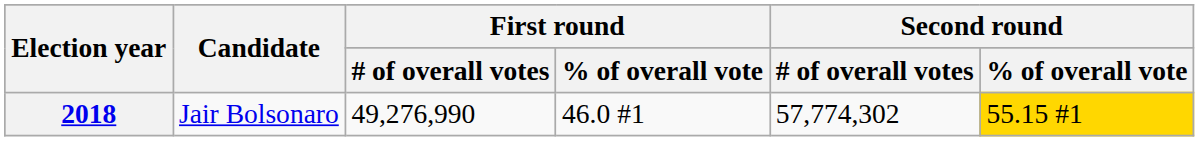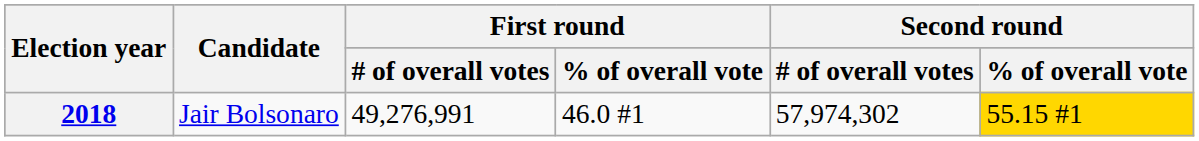(413, 113) 49,276,990 -> (413, 113) 49,276,991
(838, 113) 57,774,302 -> (838, 113) 57,974,302
